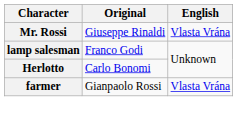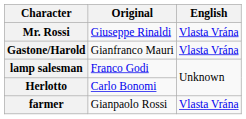+ row: (46, 50)
